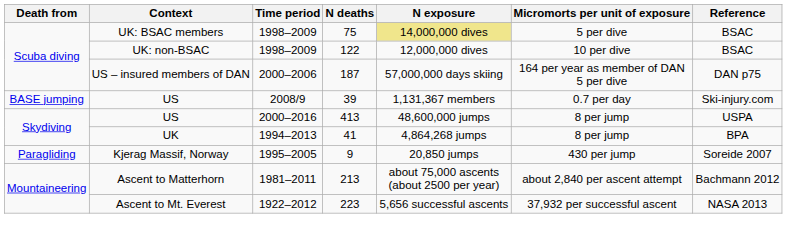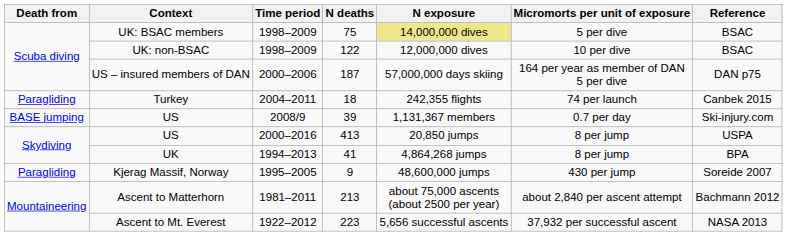+ row: (171, 99)
(444, 117) 48,600,000 jumps -> (444, 136) 20,850 jumps
(444, 154) 20,850 jumps -> (444, 172) 48,600,000 jumps
